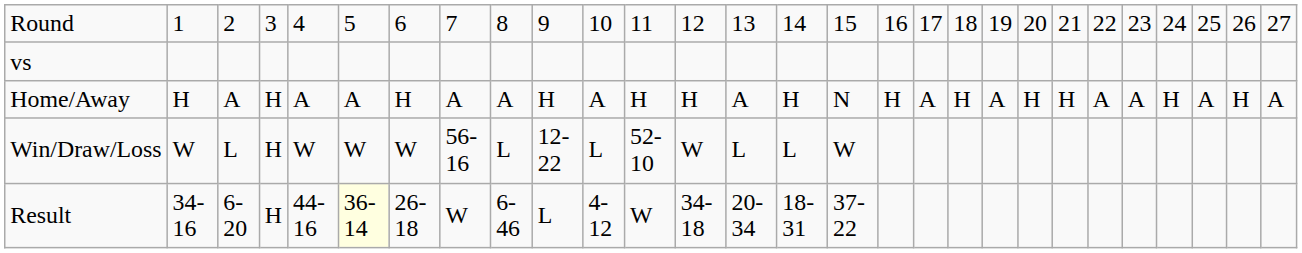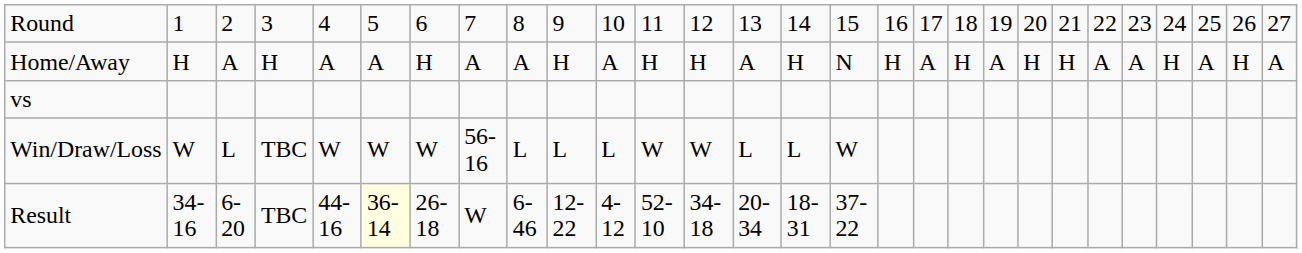rows swapped: (21, 61) <-> (70, 99)
(273, 150) H -> (284, 150) TBC
(554, 150) 12-22 -> (560, 150) L
(646, 150) 52-10 -> (652, 150) W
(273, 214) H -> (284, 214) TBC
(545, 214) L -> (568, 214) 12-22
(641, 214) W -> (657, 214) 52-10
